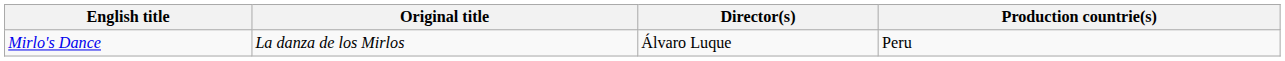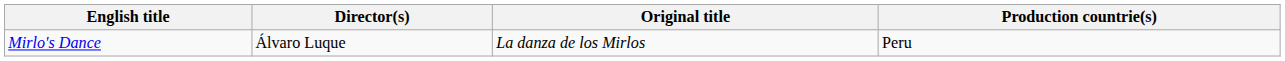columns swapped: (445, 17) <-> (758, 17)
